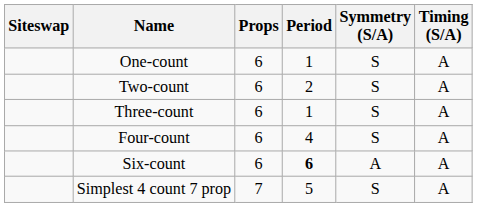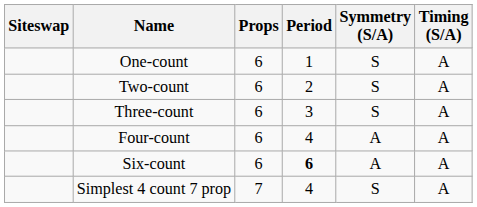(309, 112) 1 -> (309, 112) 3
(375, 138) S -> (375, 138) A
(309, 189) 5 -> (309, 189) 4
